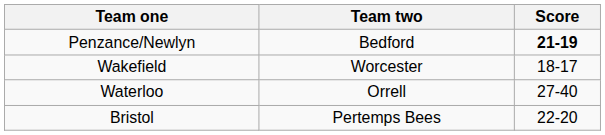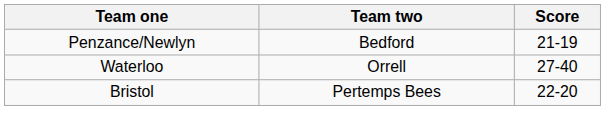(557, 42) bold -> (557, 42) normal
- row: (132, 67)
